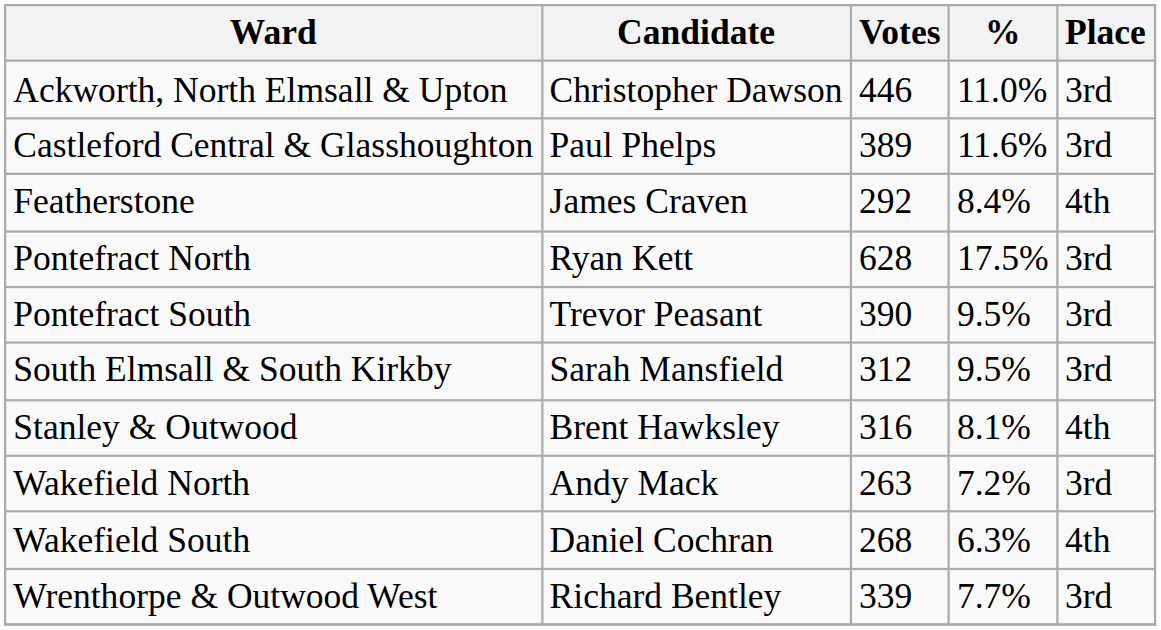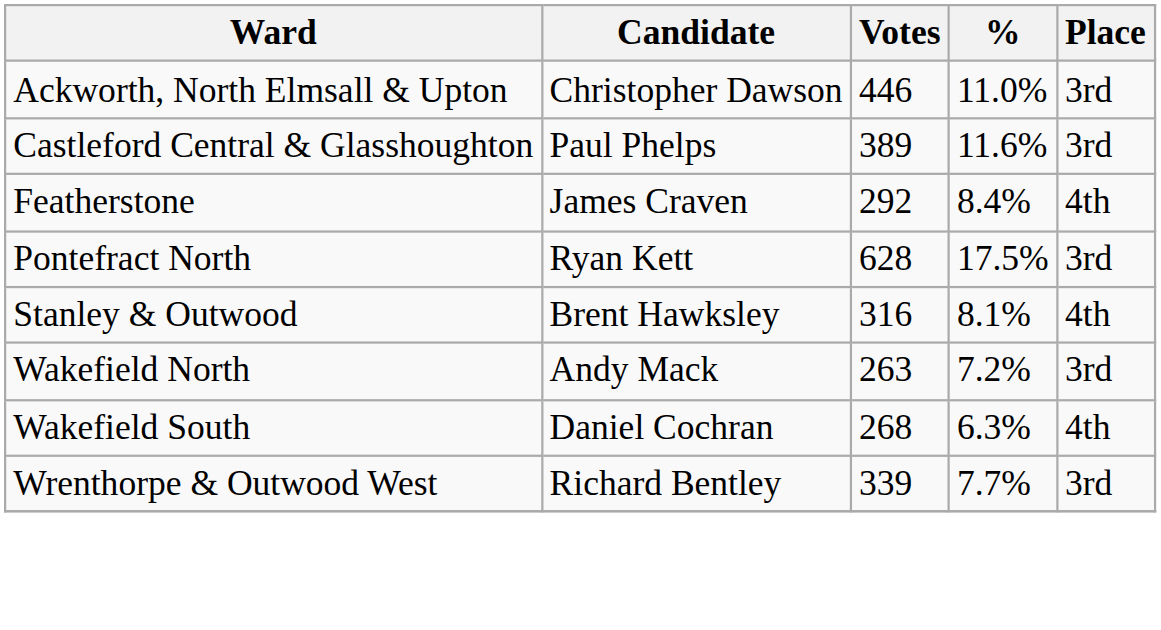- row: (132, 314)
- row: (232, 370)
